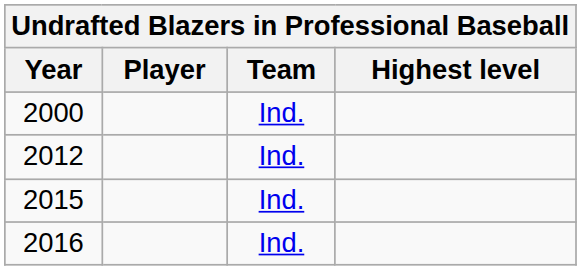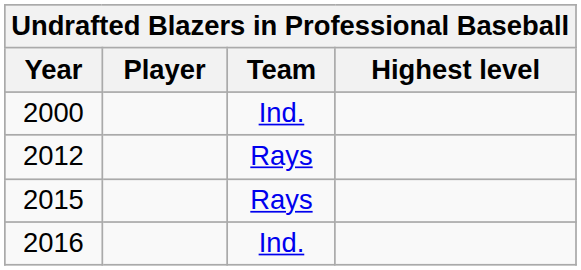(281, 156) Ind. -> (281, 156) Rays
(281, 199) Ind. -> (281, 199) Rays
